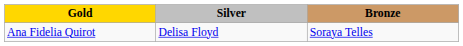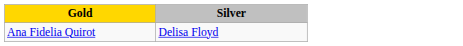- column: (383, 13)
